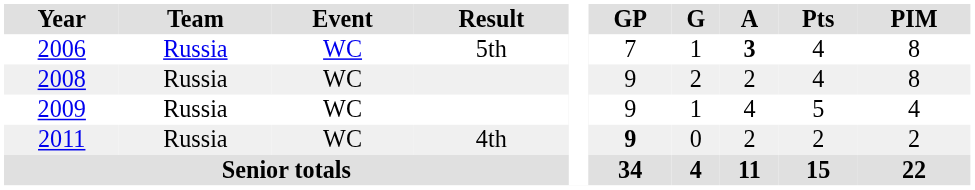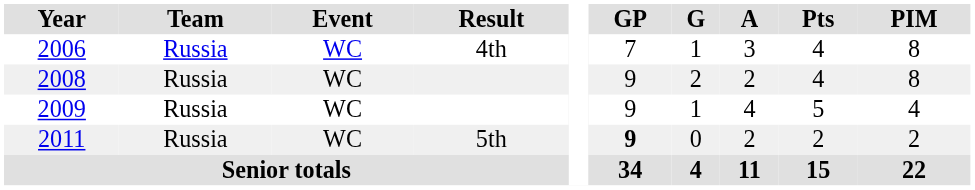(491, 49) 5th -> (491, 49) 4th
(749, 49) bold -> (749, 49) normal
(491, 139) 4th -> (491, 139) 5th
